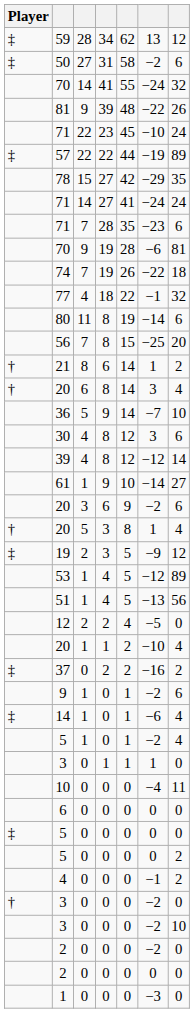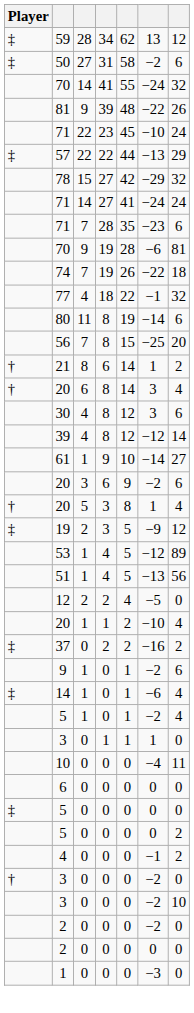(153, 156) −19 -> (153, 156) −13
(179, 156) 89 -> (179, 156) 29
(179, 179) 35 -> (179, 179) 32
- row: (63, 413)
